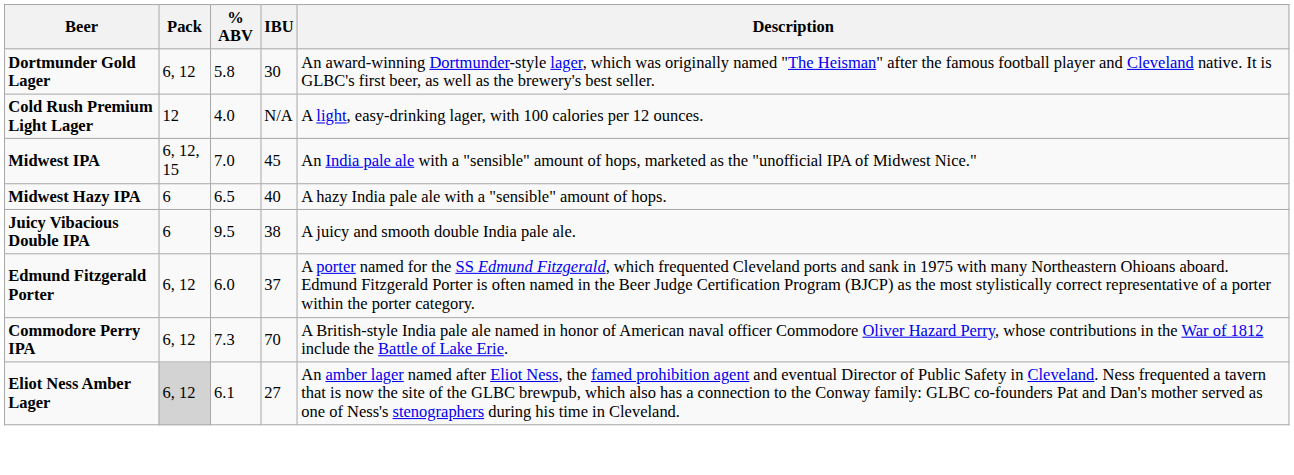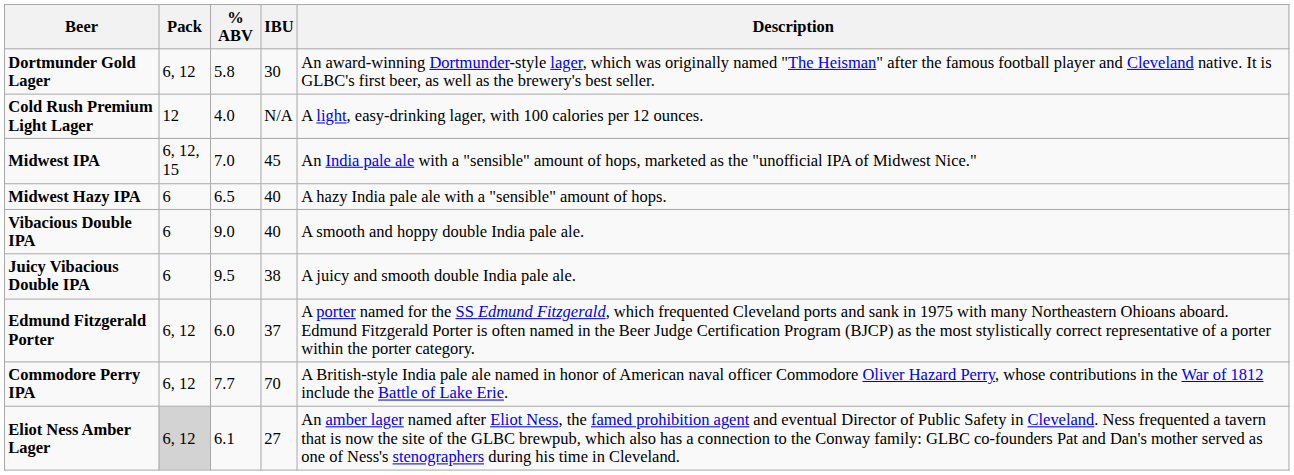+ row: (70, 231)
(224, 339) 7.3 -> (224, 384) 7.7
